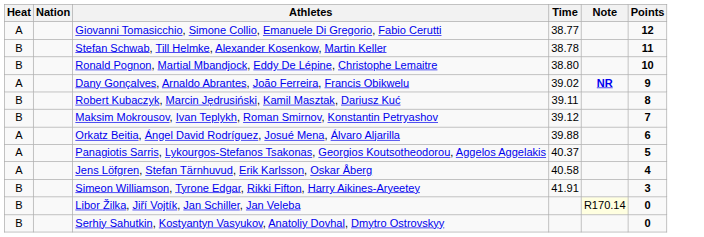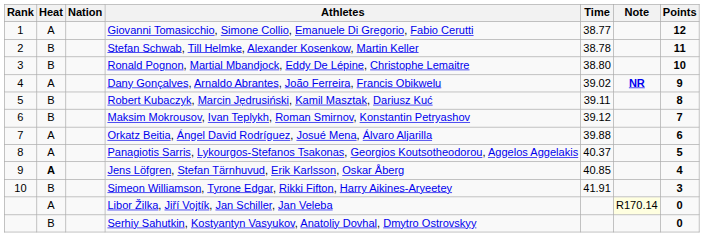+ column: (20, 13)
(19, 170) normal -> (51, 170) bold
(565, 170) 40.58 -> (597, 170) 40.85
(19, 205) B -> (51, 205) A
